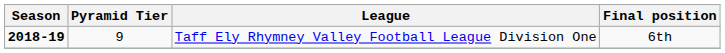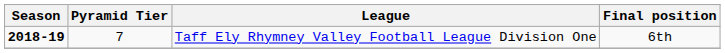(120, 38) 9 -> (120, 38) 7
